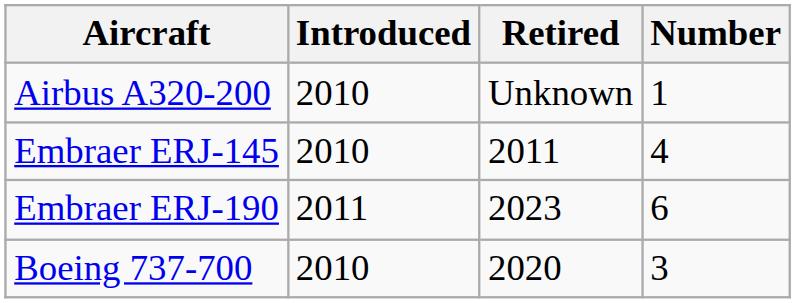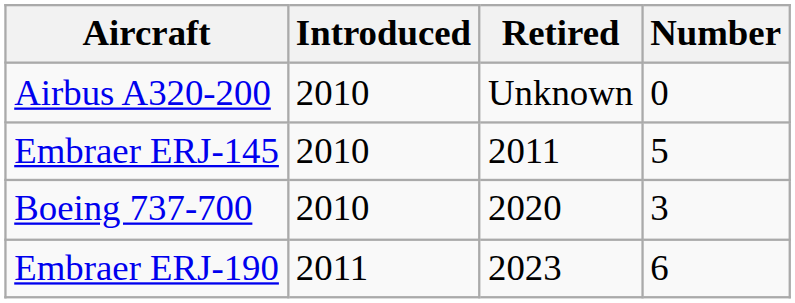(659, 92) 1 -> (659, 92) 0
(659, 150) 4 -> (659, 150) 5
rows swapped: (147, 208) <-> (133, 267)
